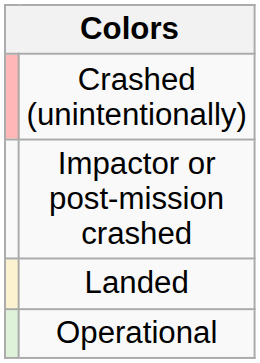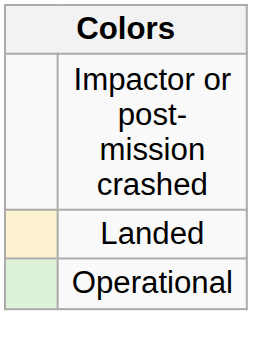- row: (137, 96)
